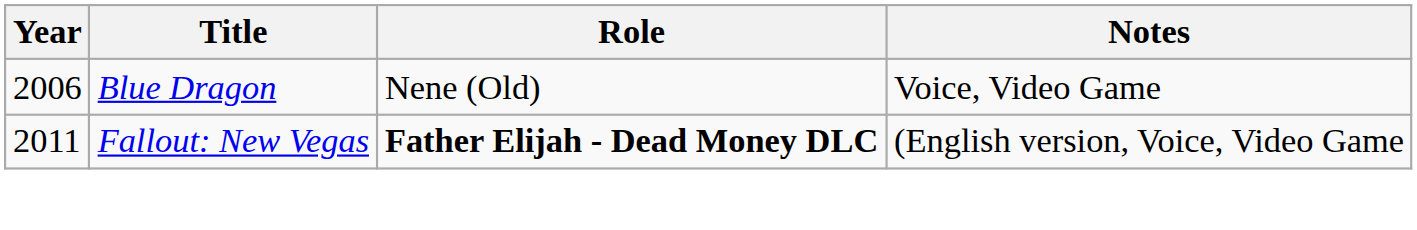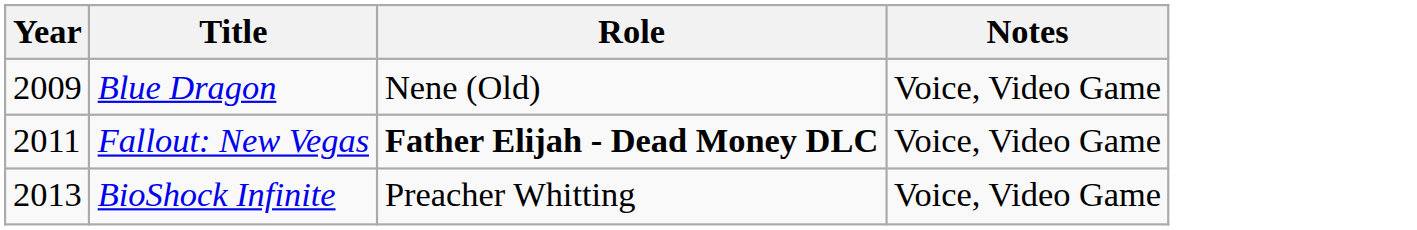(47, 86) 2006 -> (47, 86) 2009
(1149, 140) (English version, Voice, Video Game -> (1028, 140) Voice, Video Game
+ row: (217, 195)
